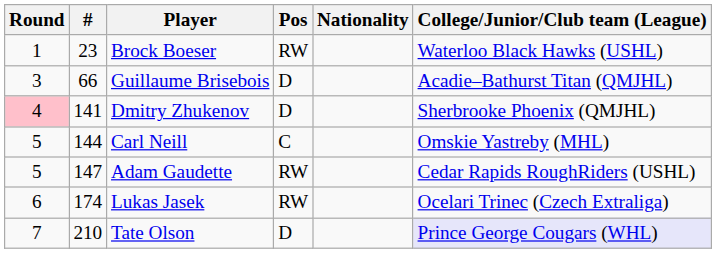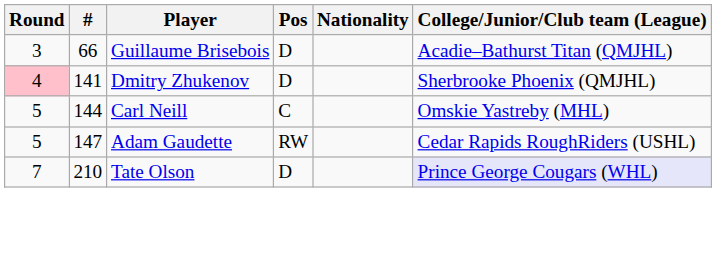- row: (164, 50)
- row: (158, 202)
